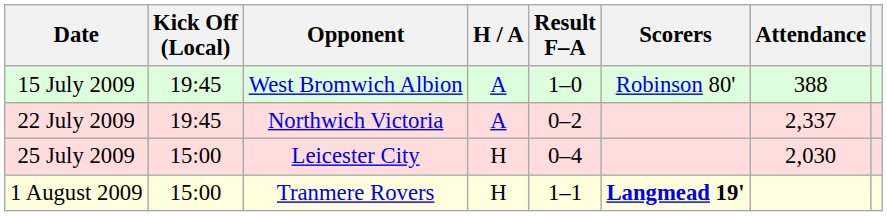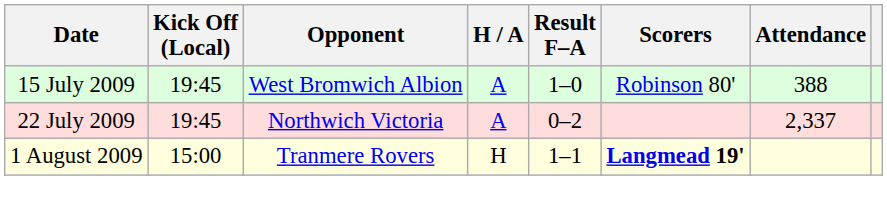- row: (76, 156)
